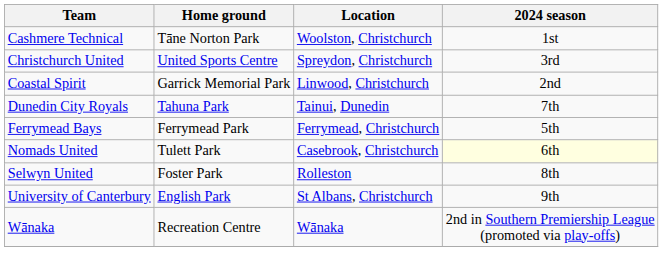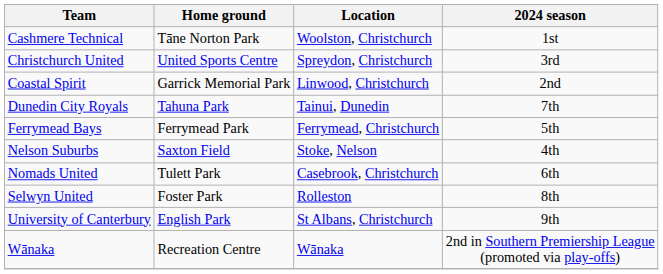+ row: (53, 151)
(550, 151) lightyellow background -> (550, 173) no background
